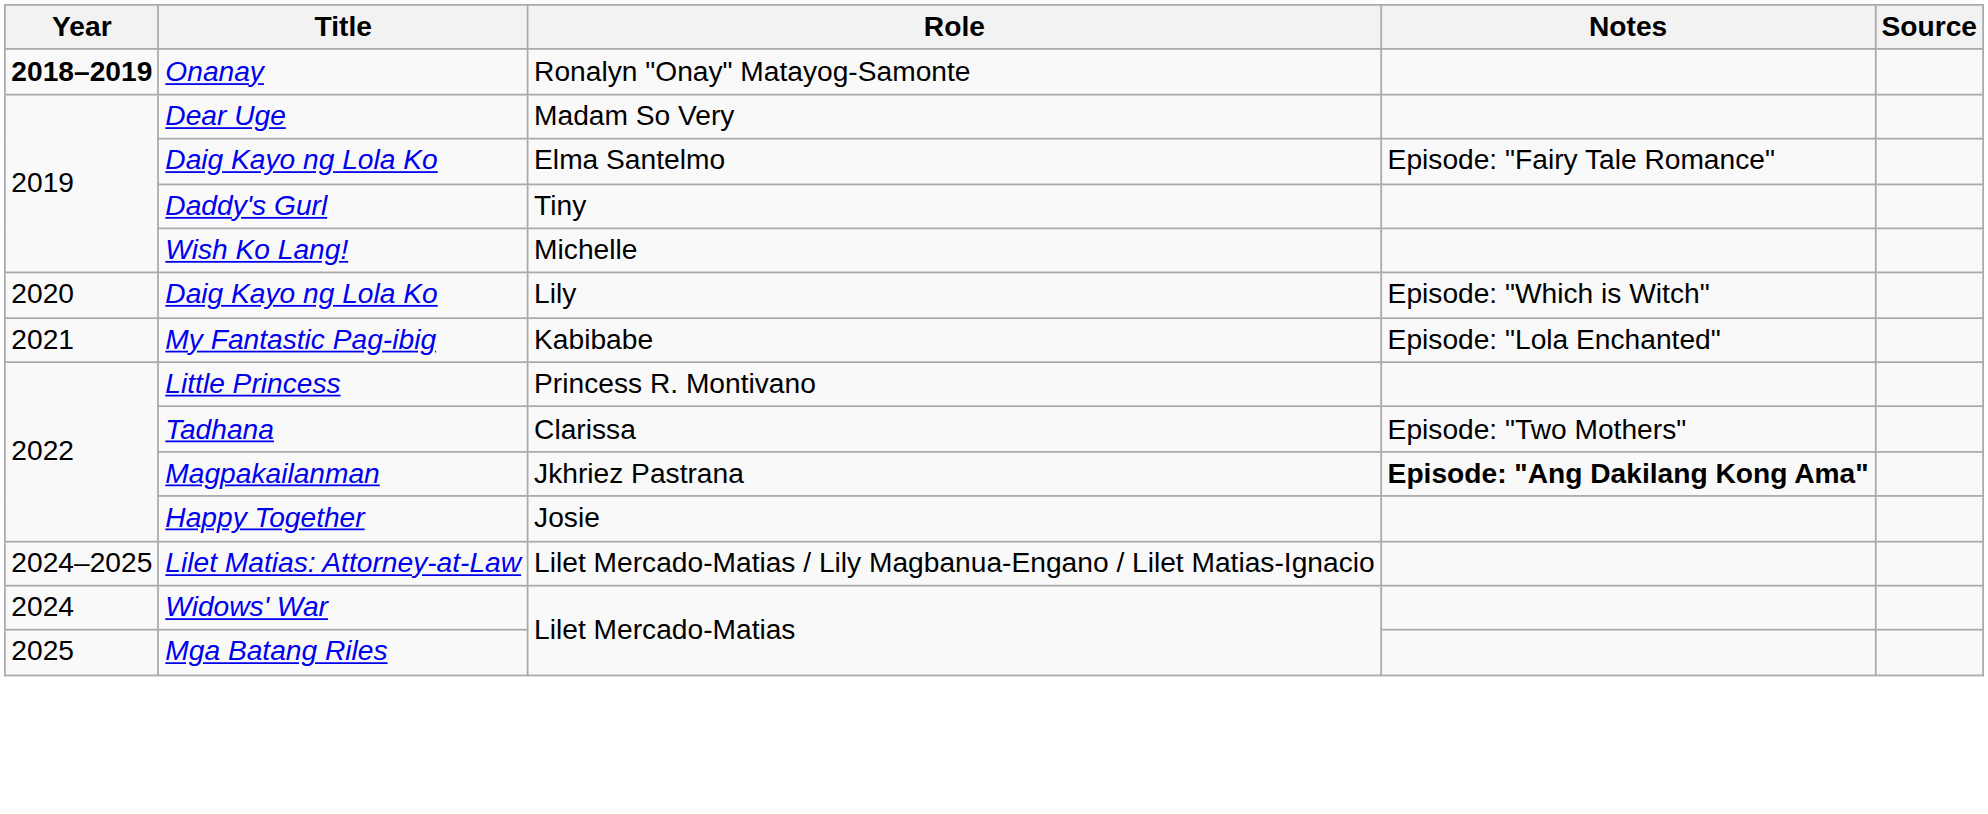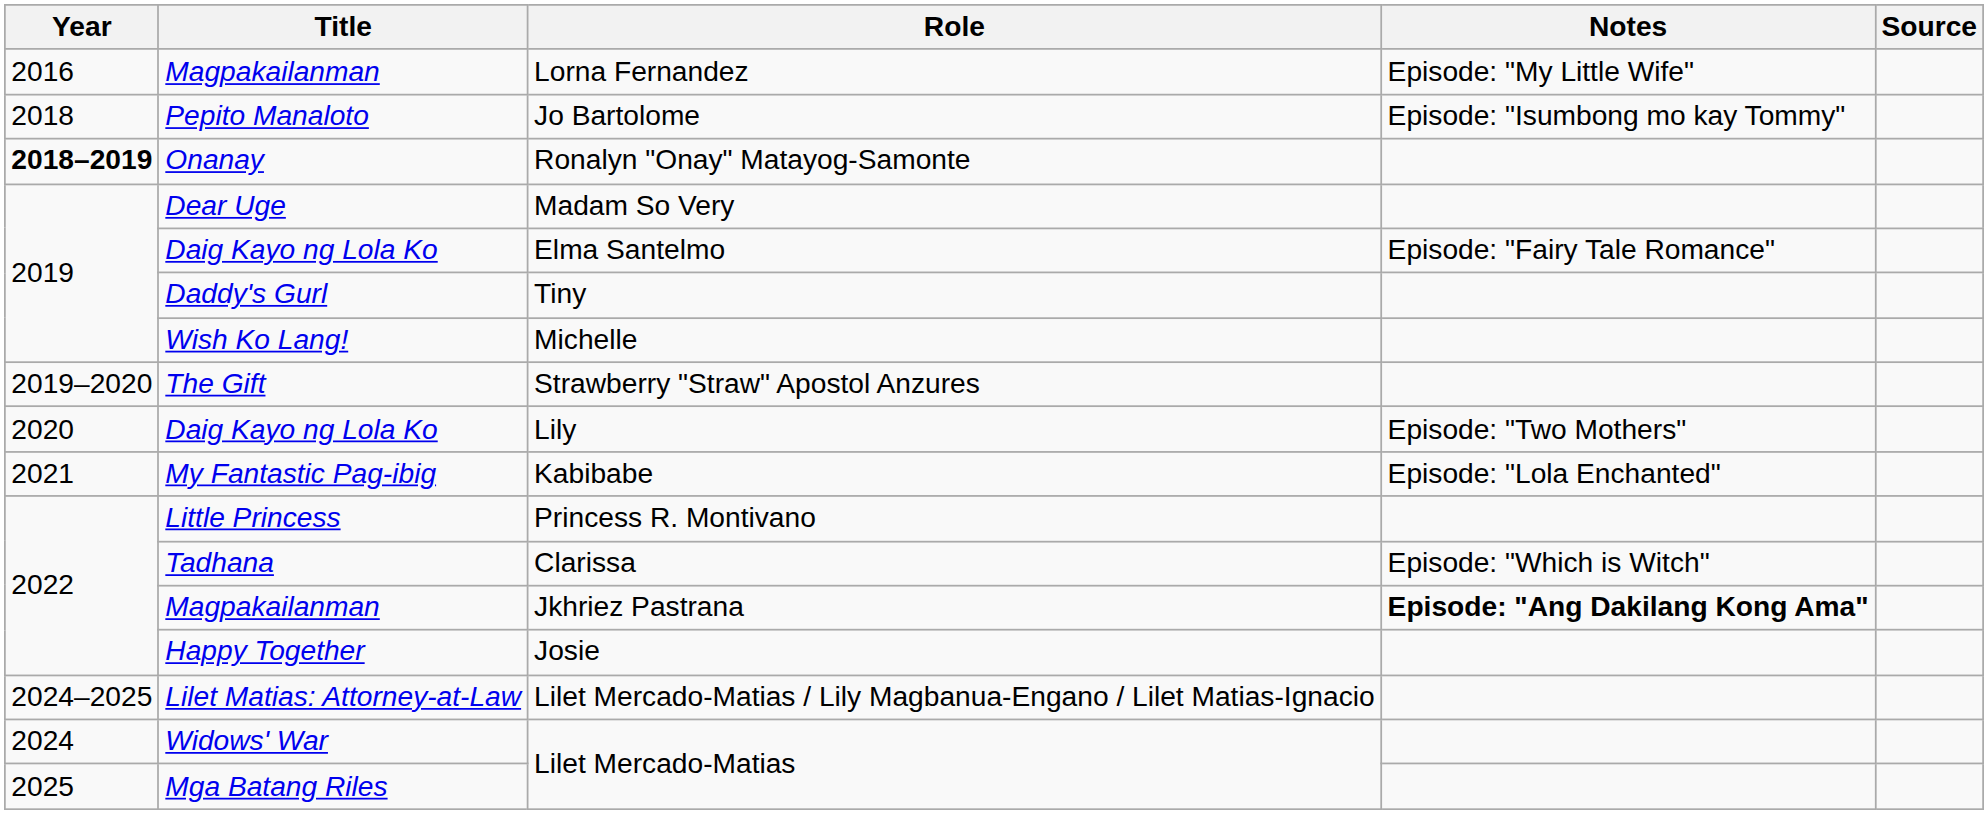+ row: (273, 71)
+ row: (267, 116)
+ row: (215, 384)
(1549, 294) Episode: "Which is Witch" -> (1537, 428) Episode: "Two Mothers"
(1537, 428) Episode: "Two Mothers" -> (1549, 562) Episode: "Which is Witch"
